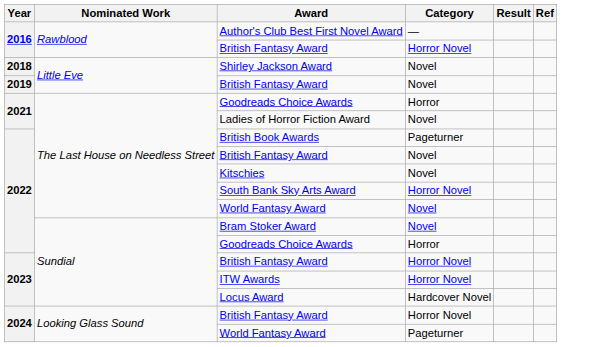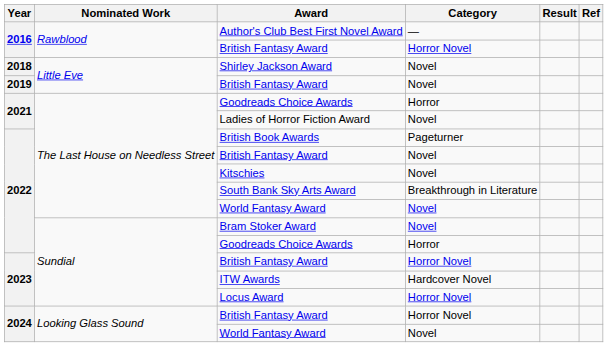(440, 191) Horror Novel -> (473, 191) Breakthrough in Literature
(440, 279) Horror Novel -> (450, 279) Hardcover Novel
(450, 297) Hardcover Novel -> (440, 297) Horror Novel
(436, 333) Pageturner -> (422, 333) Novel
